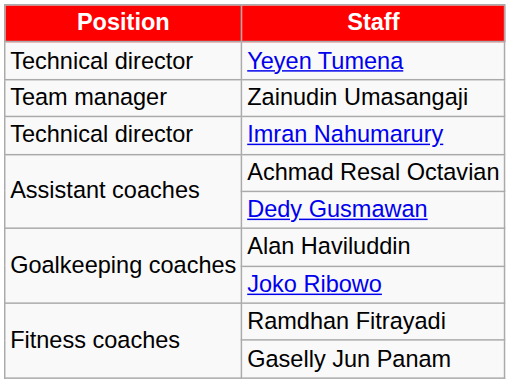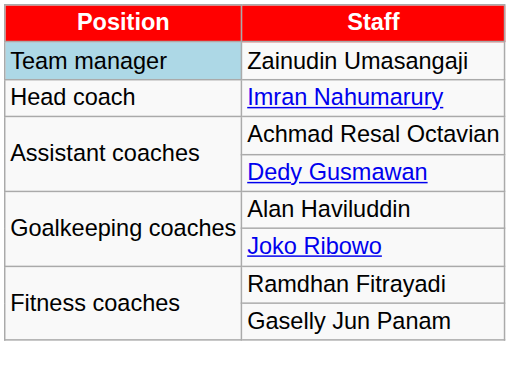- row: (325, 60)
(89, 97) no background -> (89, 60) lightblue background
(102, 135) Technical director -> (73, 97) Head coach
